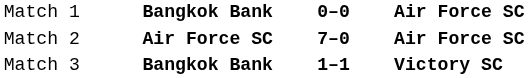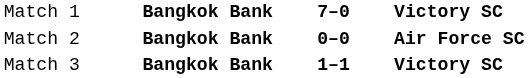(333, 13) 0–0 -> (333, 13) 7–0
(459, 13) Air Force SC -> (448, 13) Victory SC
(208, 39) Air Force SC -> (208, 39) Bangkok Bank
(333, 39) 7–0 -> (333, 39) 0–0
